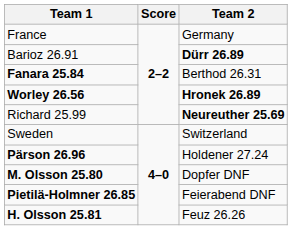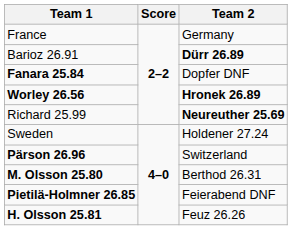(222, 74) Berthod 26.31 -> (216, 74) Dopfer DNF
(215, 134) Switzerland -> (225, 134) Holdener 27.24
(225, 154) Holdener 27.24 -> (215, 154) Switzerland
(216, 174) Dopfer DNF -> (222, 174) Berthod 26.31
